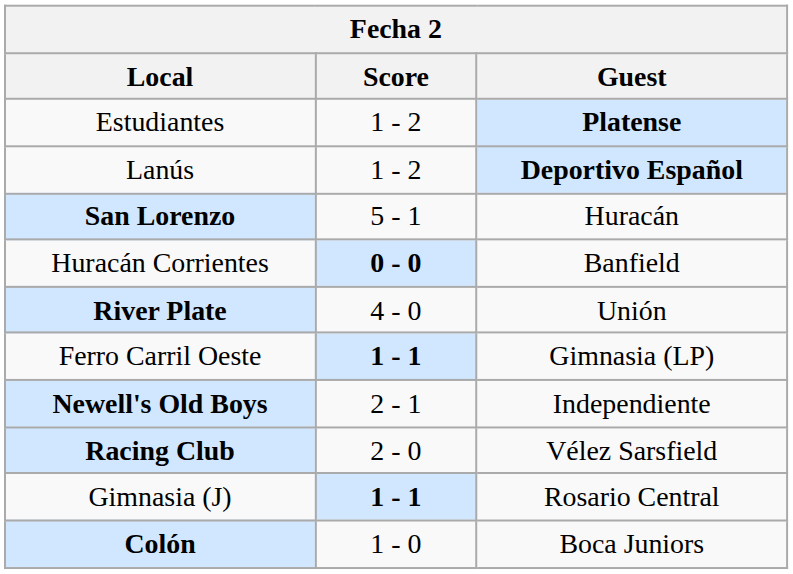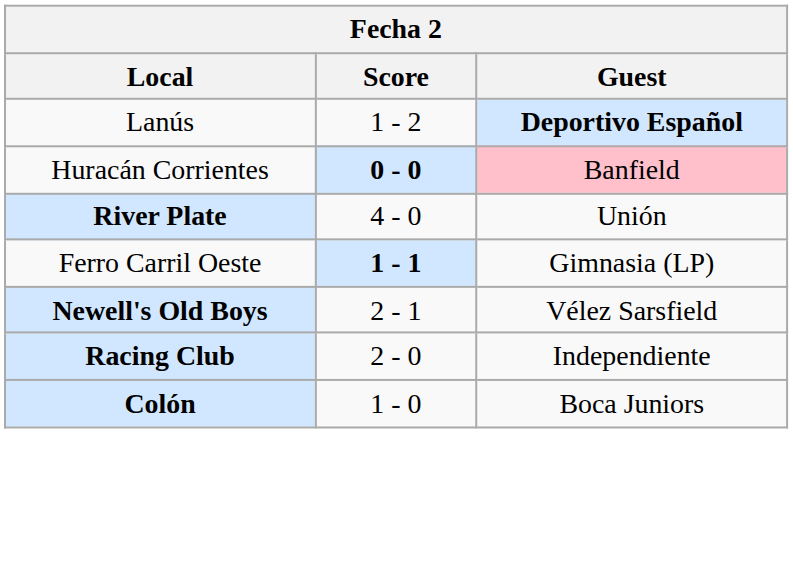- row: (160, 122)
- row: (160, 215)
(632, 262) no background -> (632, 169) pink background
(632, 402) Independiente -> (632, 309) Vélez Sarsfield
(632, 449) Vélez Sarsfield -> (632, 356) Independiente
- row: (160, 496)
